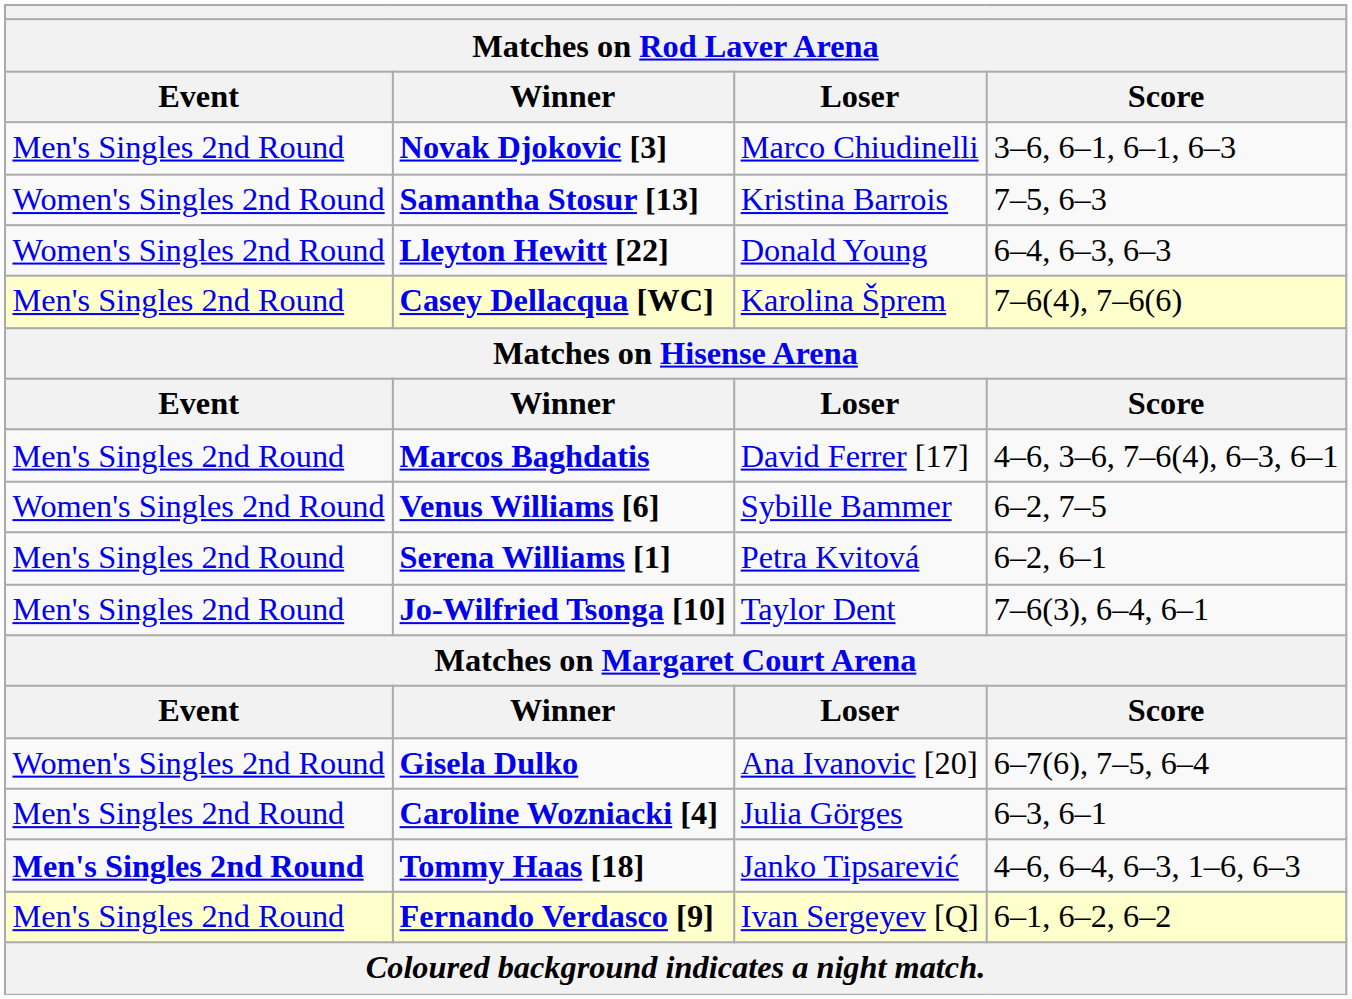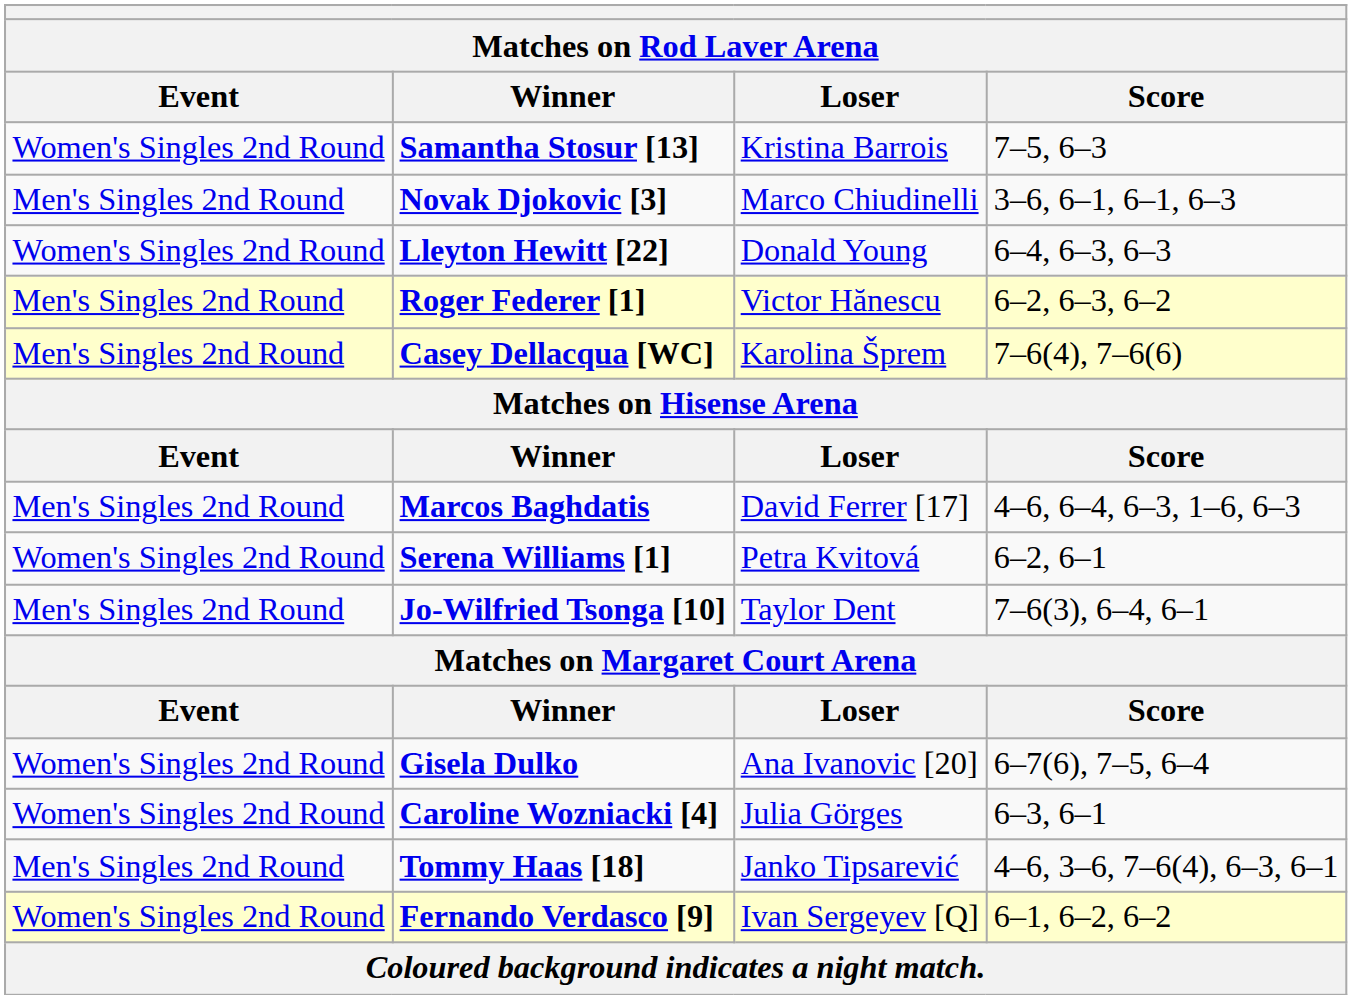rows swapped: (533, 147) <-> (549, 198)
+ row: (523, 301)
(1166, 455) 4–6, 3–6, 7–6(4), 6–3, 6–1 -> (1147, 506) 4–6, 6–4, 6–3, 1–6, 6–3
- row: (529, 506)
(178, 557) Men's Singles 2nd Round -> (199, 557) Women's Singles 2nd Round
(178, 813) Men's Singles 2nd Round -> (199, 813) Women's Singles 2nd Round
(188, 865) bold -> (178, 865) normal
(1147, 865) 4–6, 6–4, 6–3, 1–6, 6–3 -> (1166, 865) 4–6, 3–6, 7–6(4), 6–3, 6–1
(178, 916) Men's Singles 2nd Round -> (199, 916) Women's Singles 2nd Round
